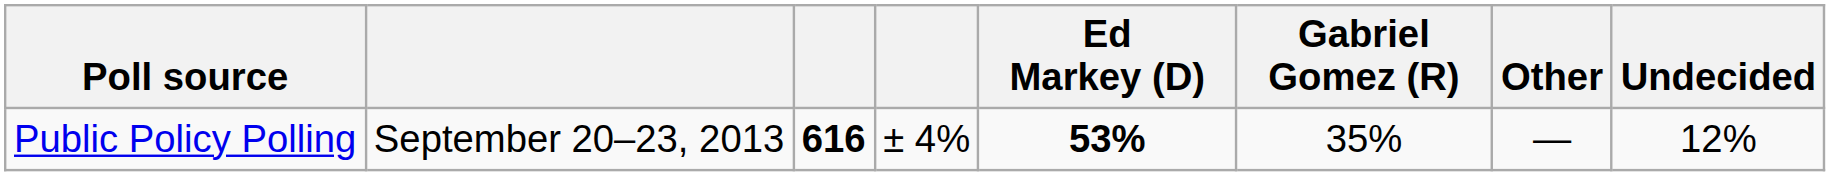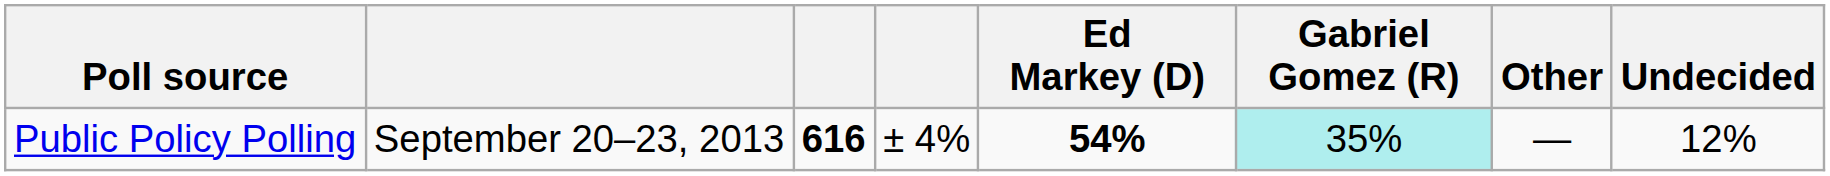(1107, 138) 53% -> (1107, 138) 54%
(1364, 138) no background -> (1364, 138) paleturquoise background
